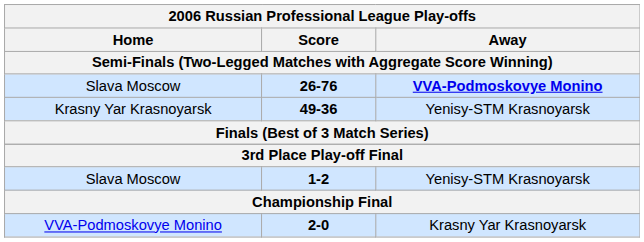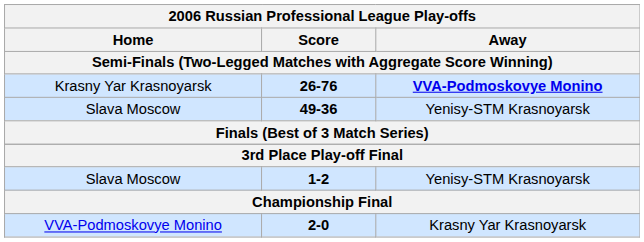(133, 86) Slava Moscow -> (133, 86) Krasny Yar Krasnoyarsk
(133, 109) Krasny Yar Krasnoyarsk -> (133, 109) Slava Moscow
